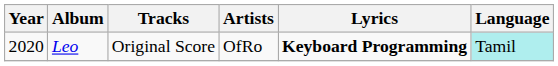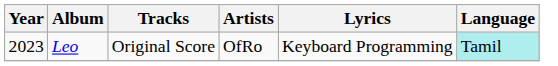(26, 46) 2020 -> (26, 46) 2023
(375, 46) bold -> (367, 46) normal
